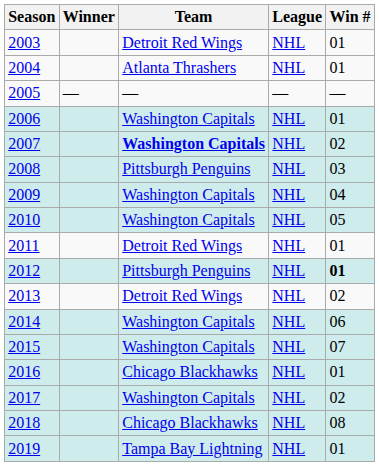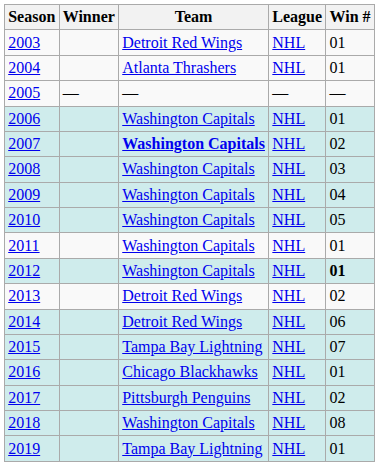(186, 169) Pittsburgh Penguins -> (188, 169) Washington Capitals
(182, 245) Detroit Red Wings -> (188, 245) Washington Capitals
(186, 270) Pittsburgh Penguins -> (188, 270) Washington Capitals
(188, 321) Washington Capitals -> (182, 321) Detroit Red Wings
(188, 347) Washington Capitals -> (192, 347) Tampa Bay Lightning
(188, 397) Washington Capitals -> (186, 397) Pittsburgh Penguins
(190, 423) Chicago Blackhawks -> (188, 423) Washington Capitals
